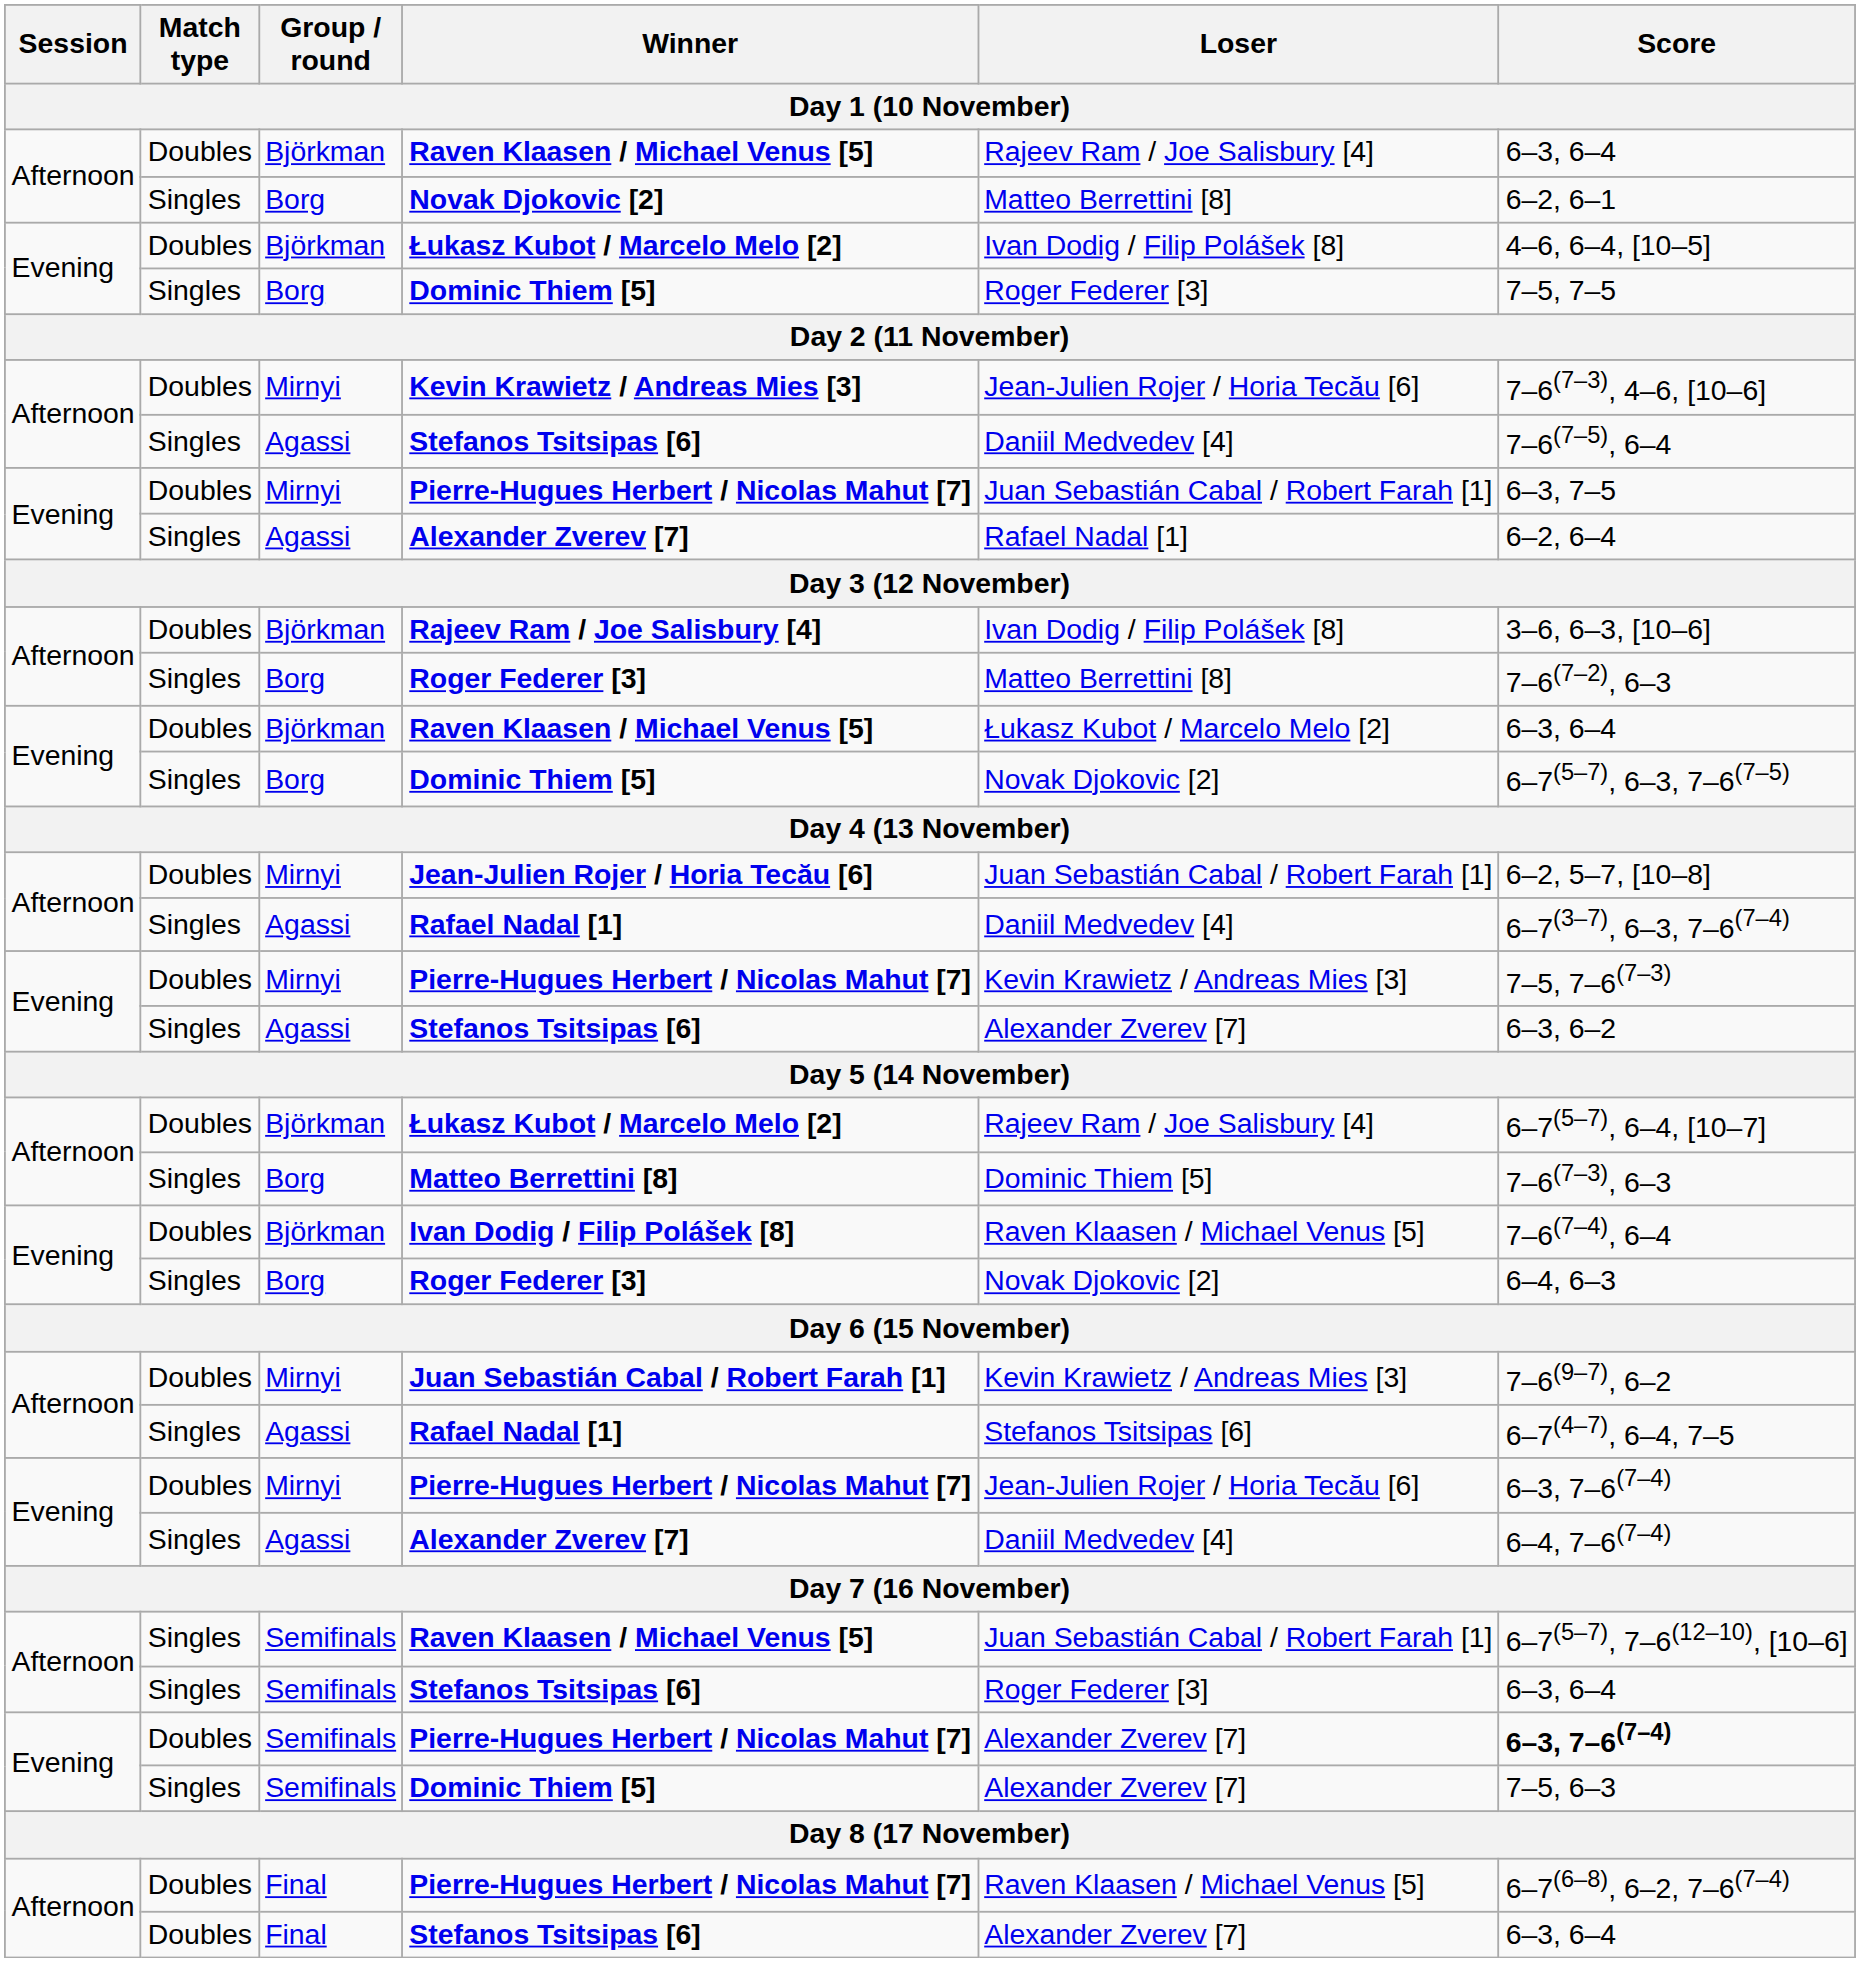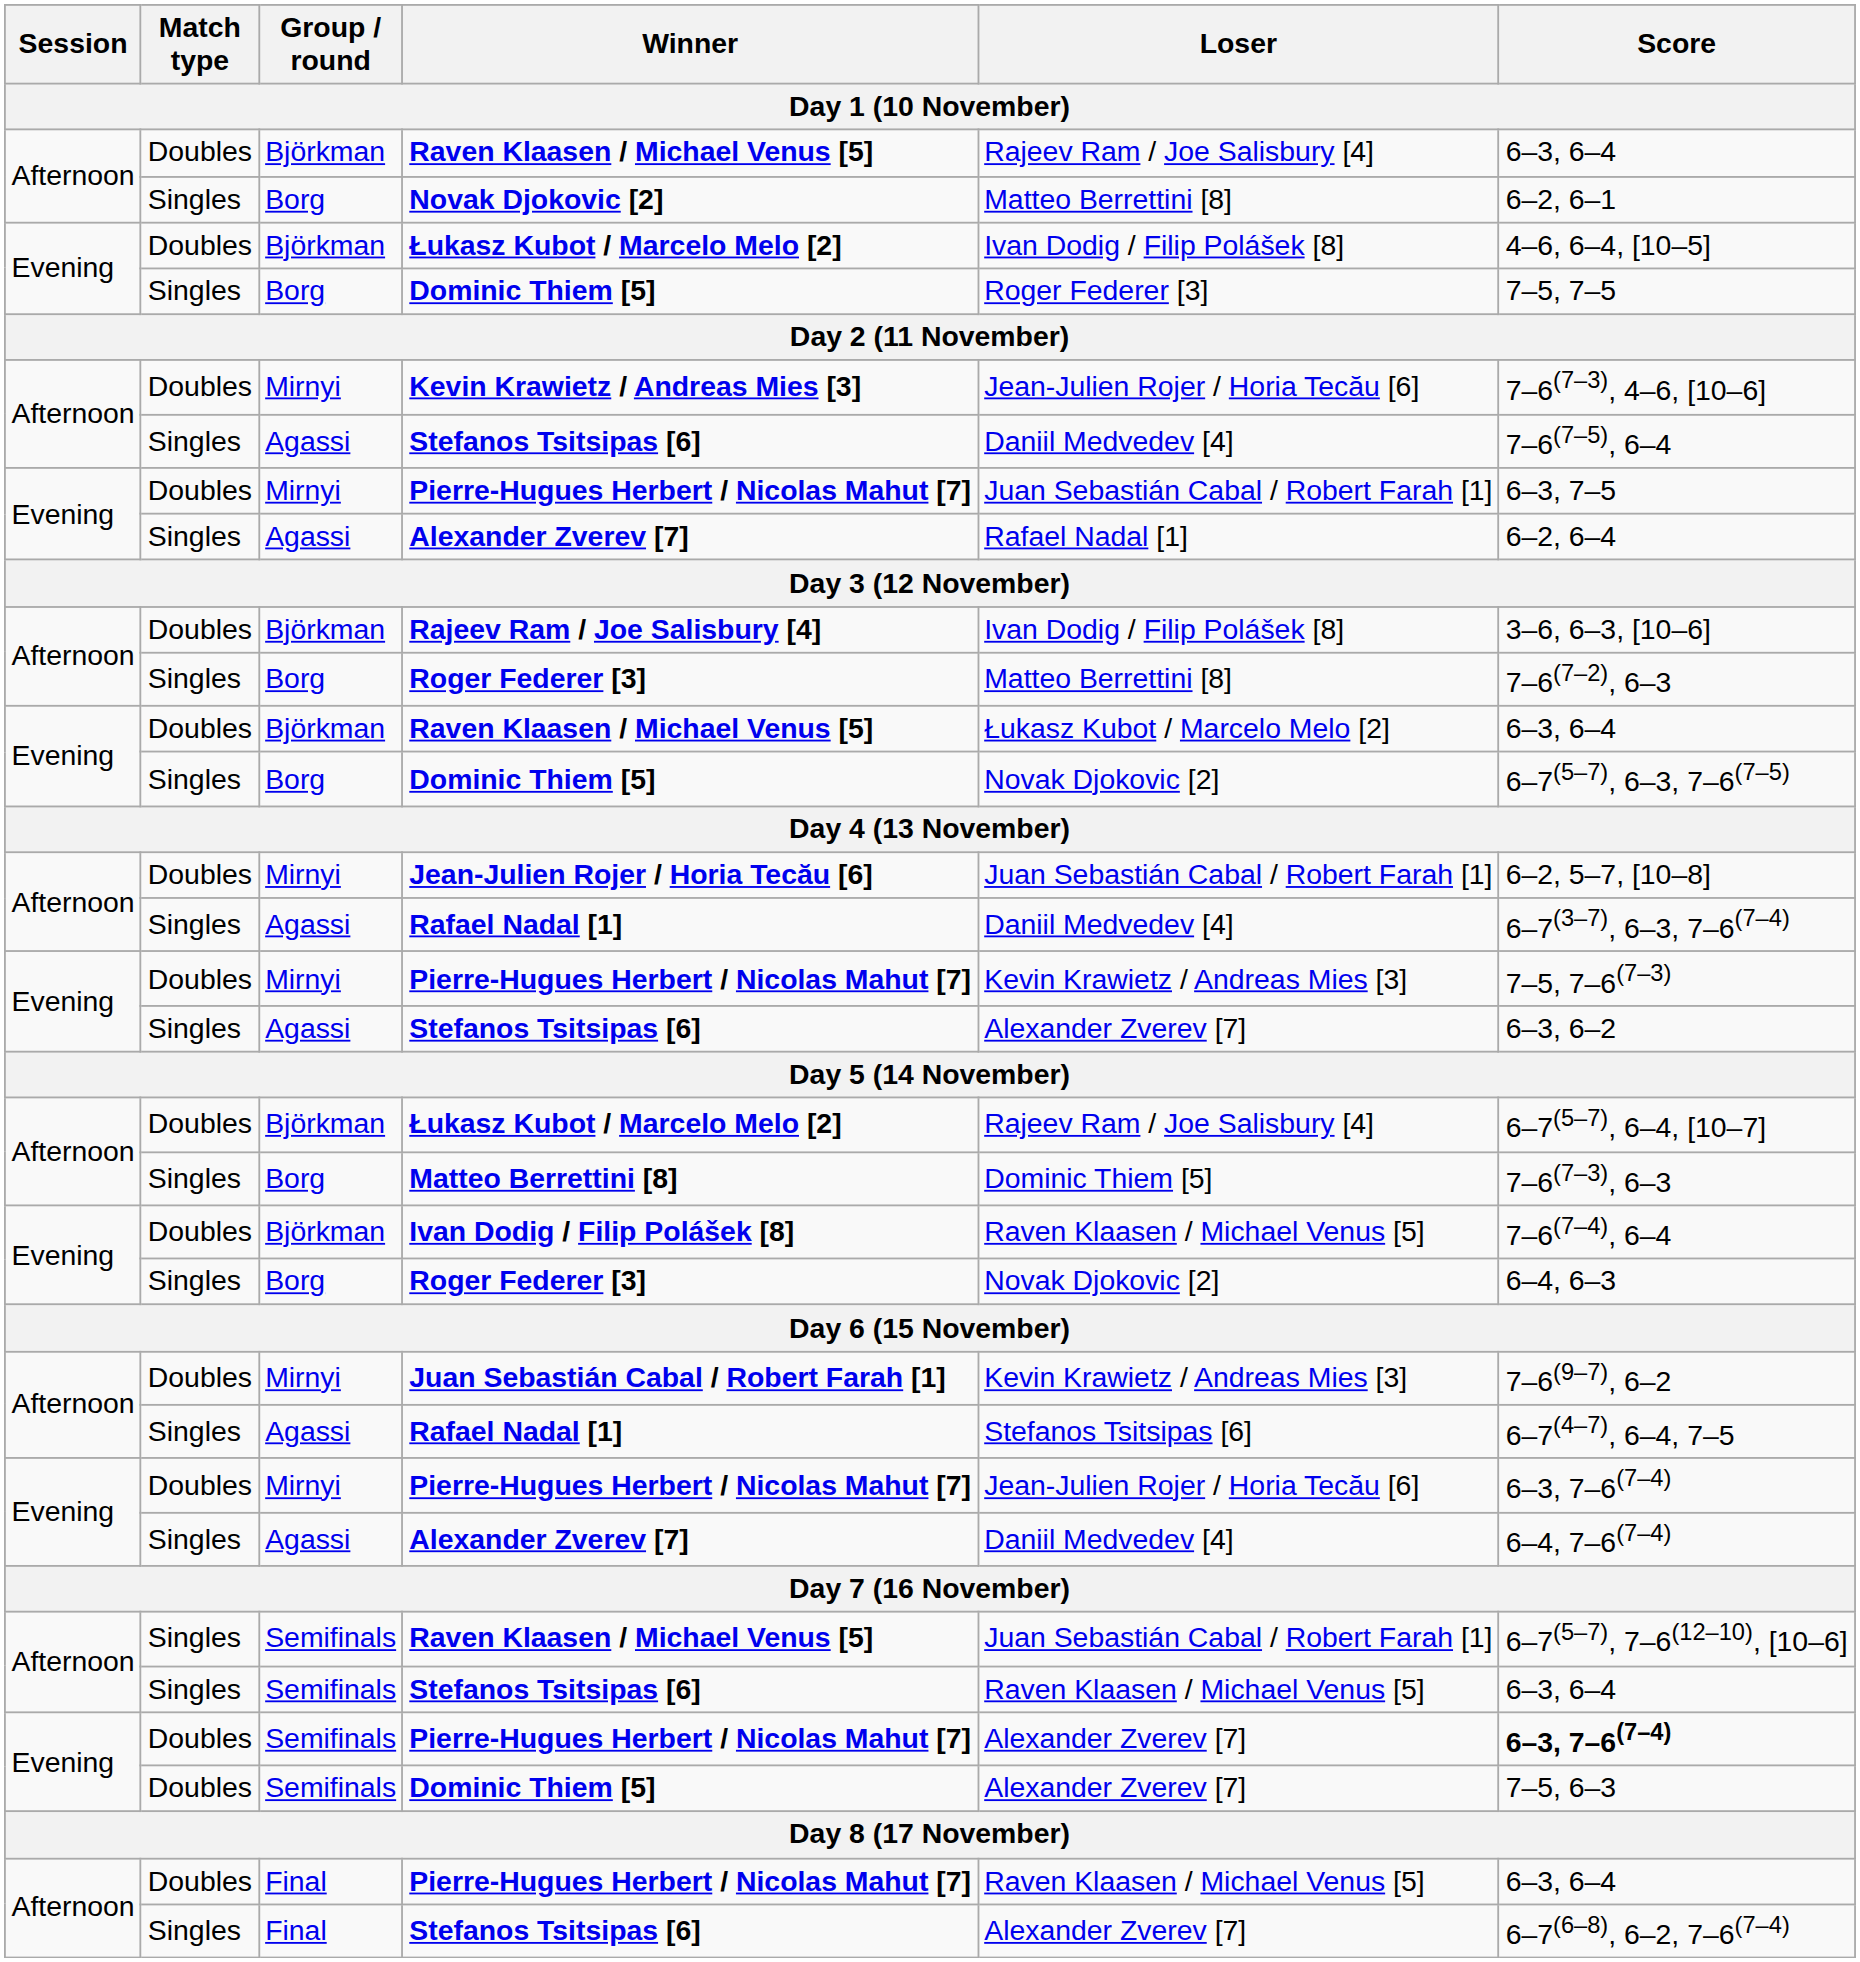(1096, 1687) Roger Federer [3] -> (1204, 1687) Raven Klaasen / Michael Venus [5]
(194, 1787) Singles -> (200, 1787) Doubles
(1648, 1883) 6–7(6–8), 6–2, 7–6(7–4) -> (1561, 1879) 6–3, 6–4
(200, 1933) Doubles -> (194, 1929) Singles
(1561, 1933) 6–3, 6–4 -> (1648, 1929) 6–7(6–8), 6–2, 7–6(7–4)
